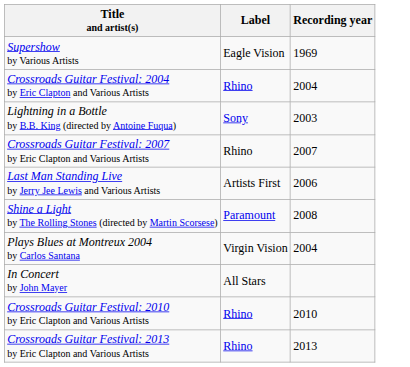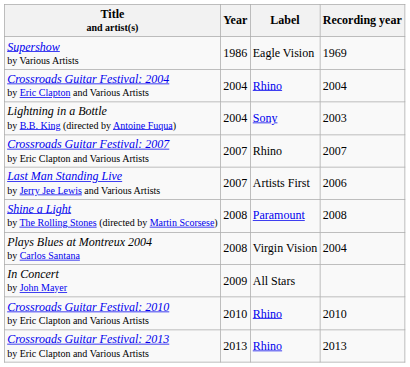+ column: (235, 20)
